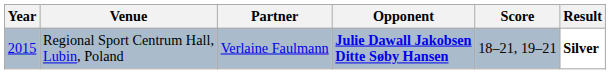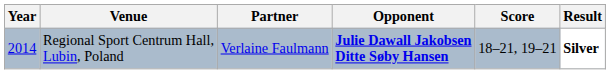(22, 48) 2015 -> (22, 48) 2014
